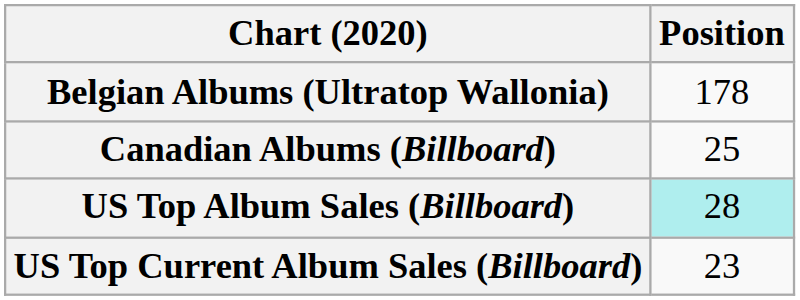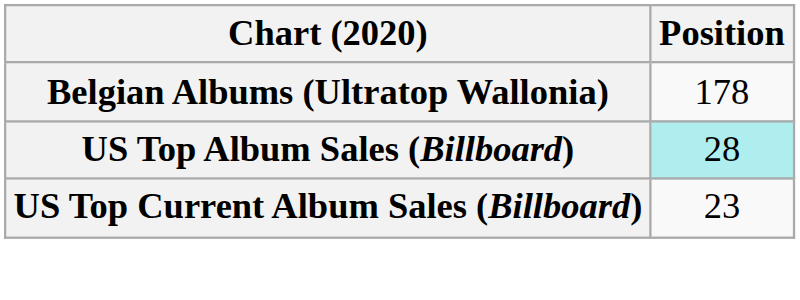- row: (328, 149)
